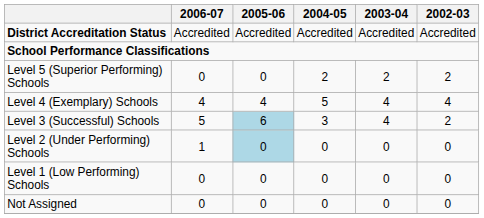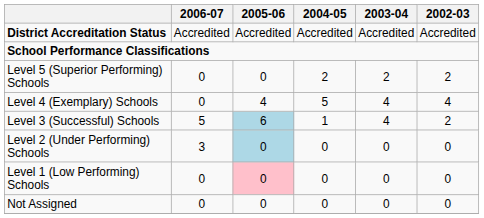(202, 102) 4 -> (202, 102) 0
(325, 121) 3 -> (325, 121) 1
(202, 146) 1 -> (202, 146) 3
(263, 178) no background -> (263, 178) pink background
